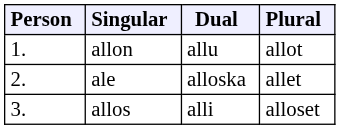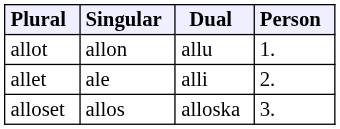columns swapped: (41, 19) <-> (293, 19)
(216, 79) alloska -> (195, 79) alli
(200, 109) alli -> (211, 109) alloska
